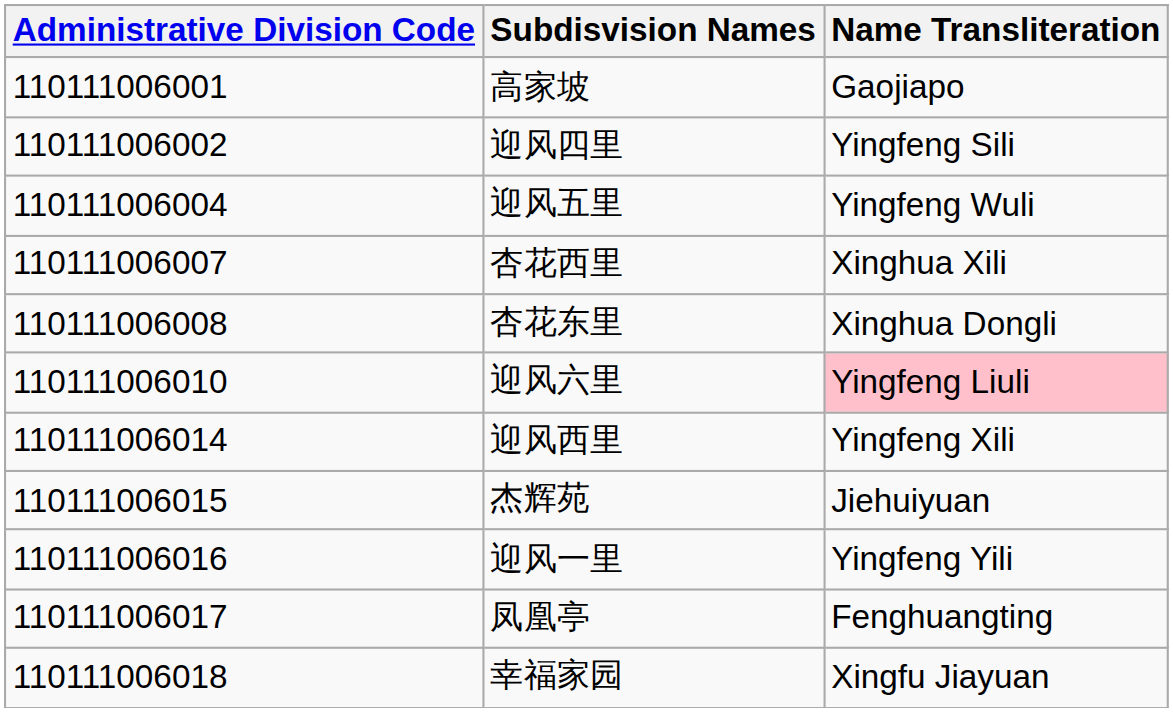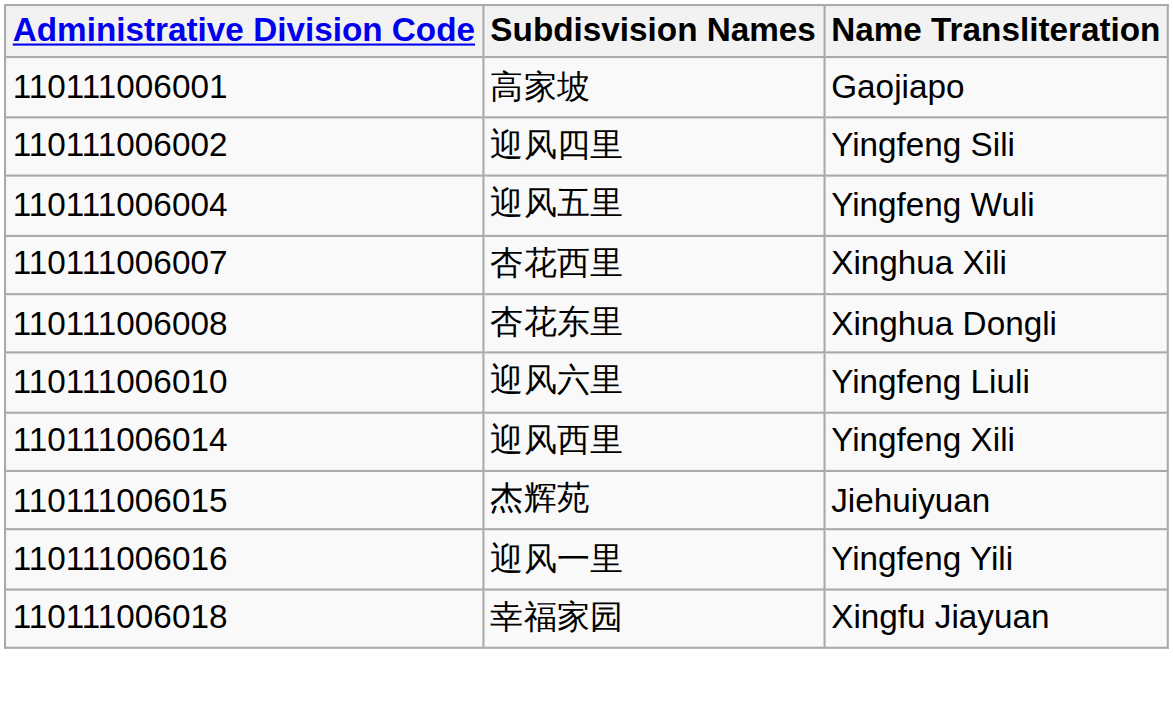(931, 381) pink background -> (931, 381) no background
- row: (540, 616)
